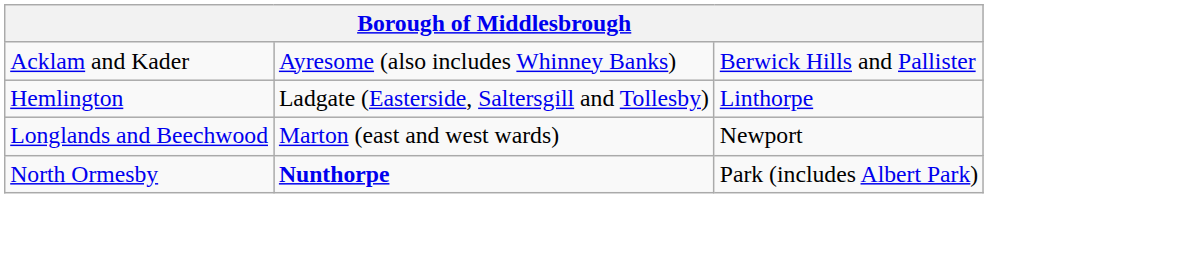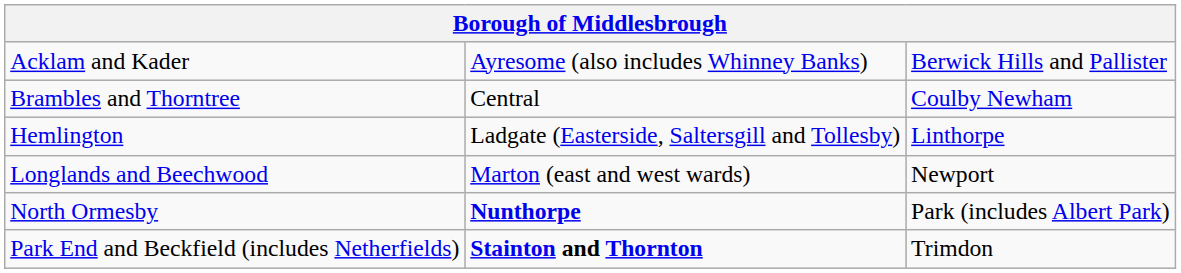+ row: (125, 98)
+ row: (235, 248)
